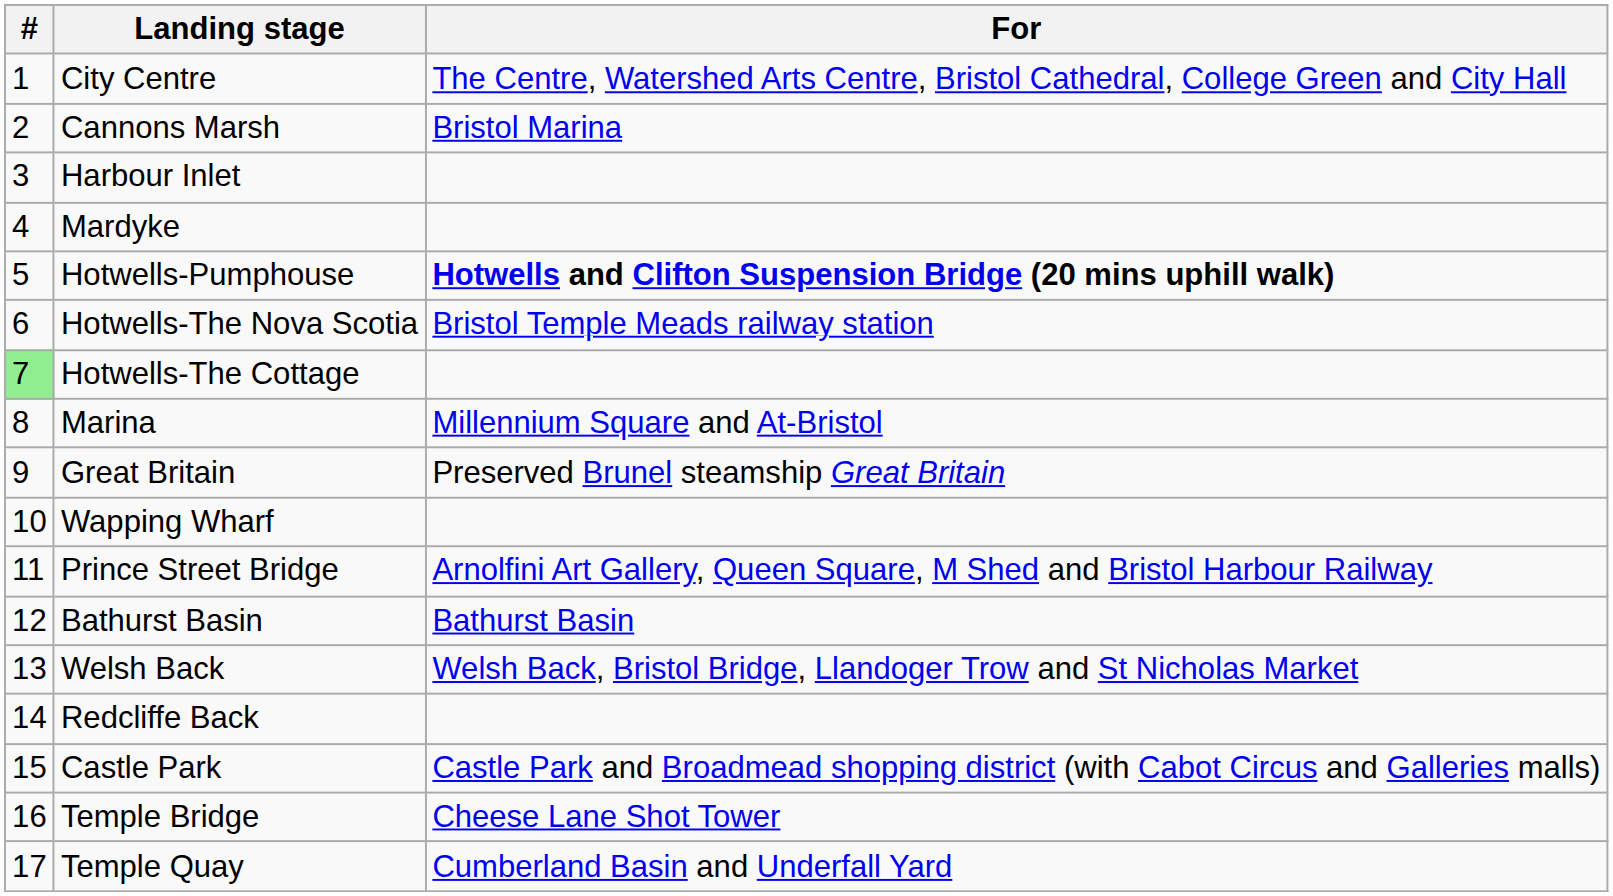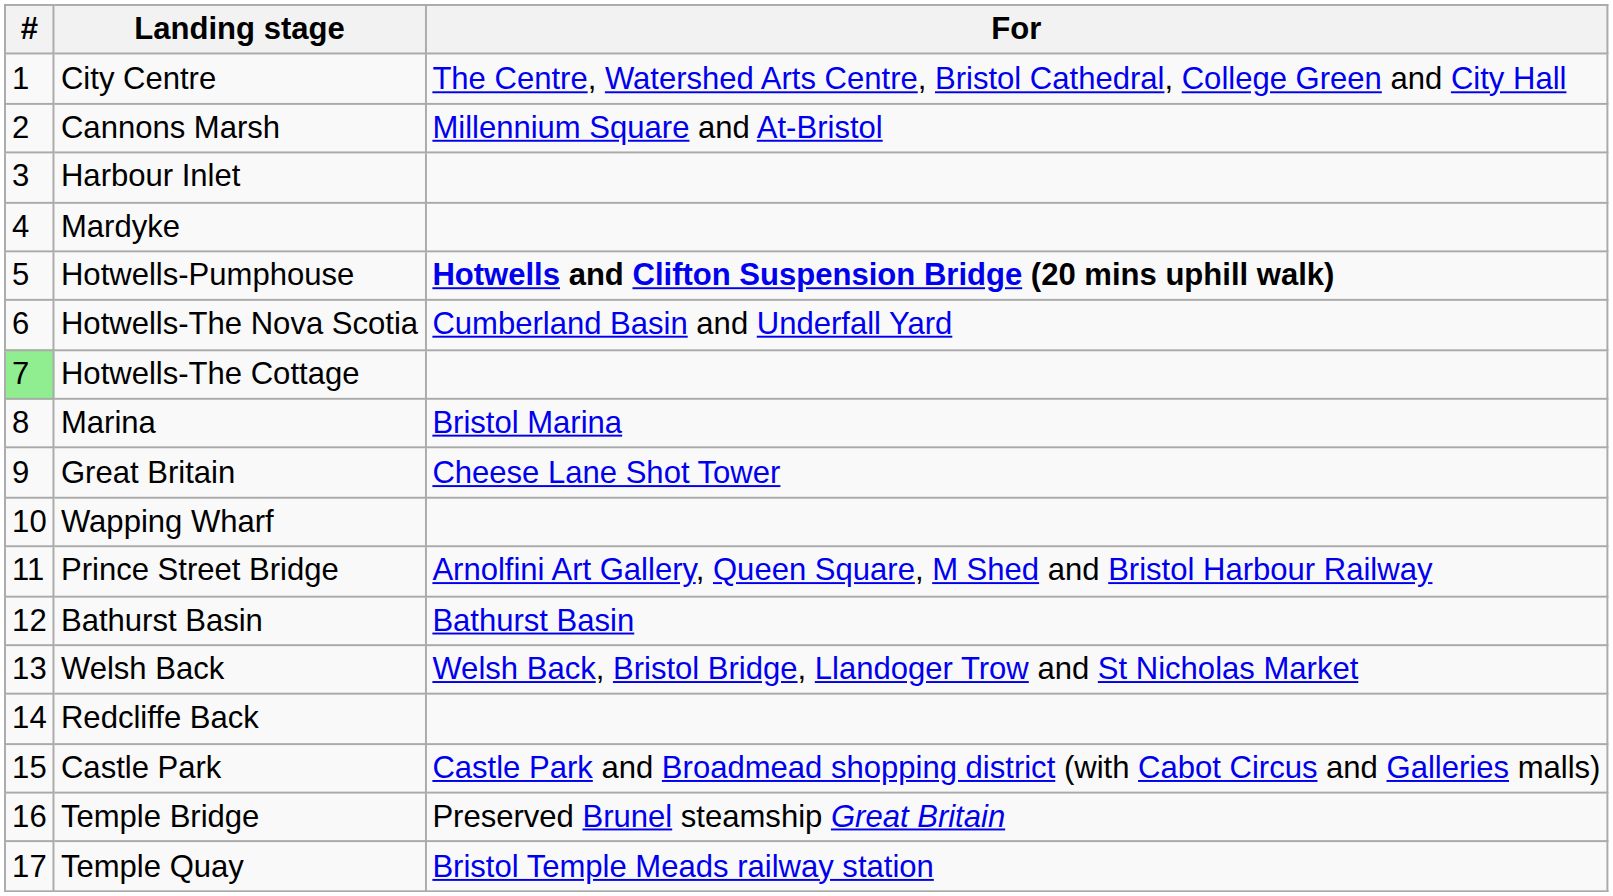(527, 127) Bristol Marina -> (658, 127) Millennium Square and At-Bristol
(683, 324) Bristol Temple Meads railway station -> (692, 324) Cumberland Basin and Underfall Yard
(658, 422) Millennium Square and At-Bristol -> (527, 422) Bristol Marina
(719, 472) Preserved Brunel steamship Great Britain -> (606, 472) Cheese Lane Shot Tower
(606, 816) Cheese Lane Shot Tower -> (719, 816) Preserved Brunel steamship Great Britain
(692, 865) Cumberland Basin and Underfall Yard -> (683, 865) Bristol Temple Meads railway station
